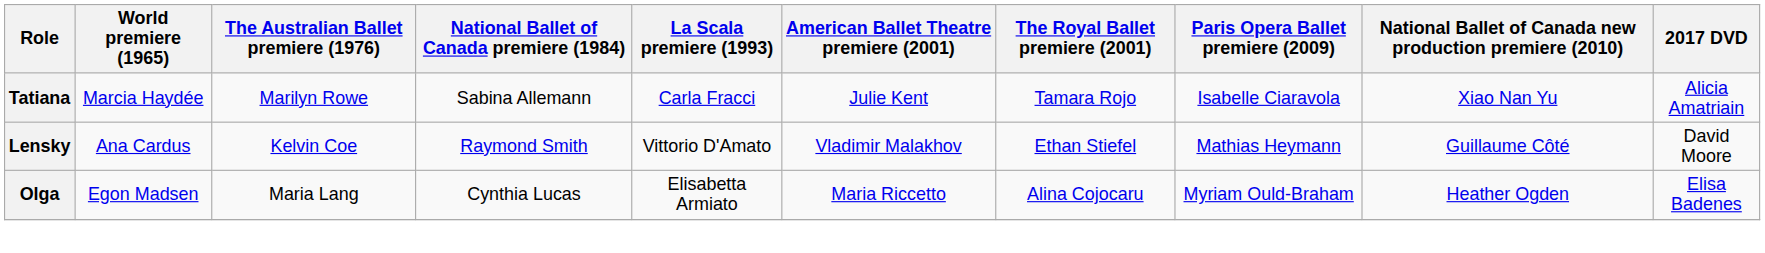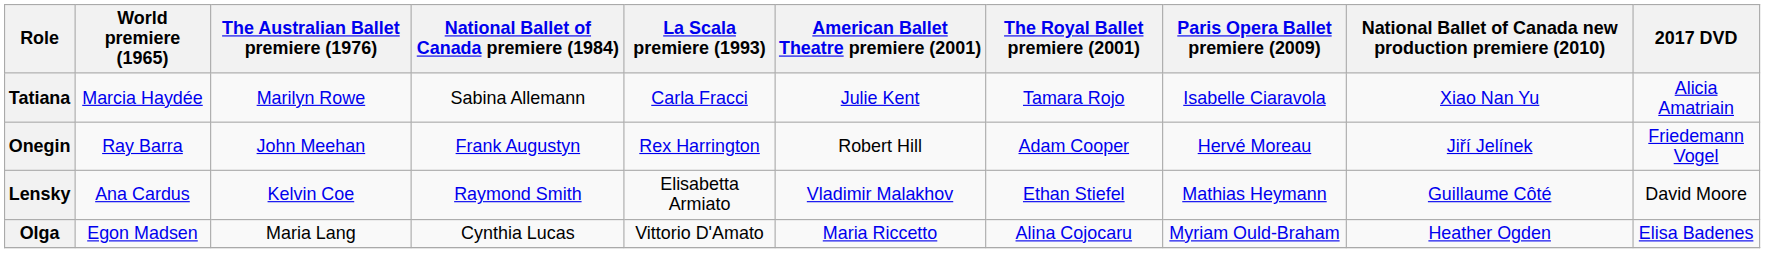+ row: (40, 146)
(707, 146) Vittorio D'Amato -> (700, 194) Elisabetta Armiato
(707, 194) Elisabetta Armiato -> (700, 233) Vittorio D'Amato
